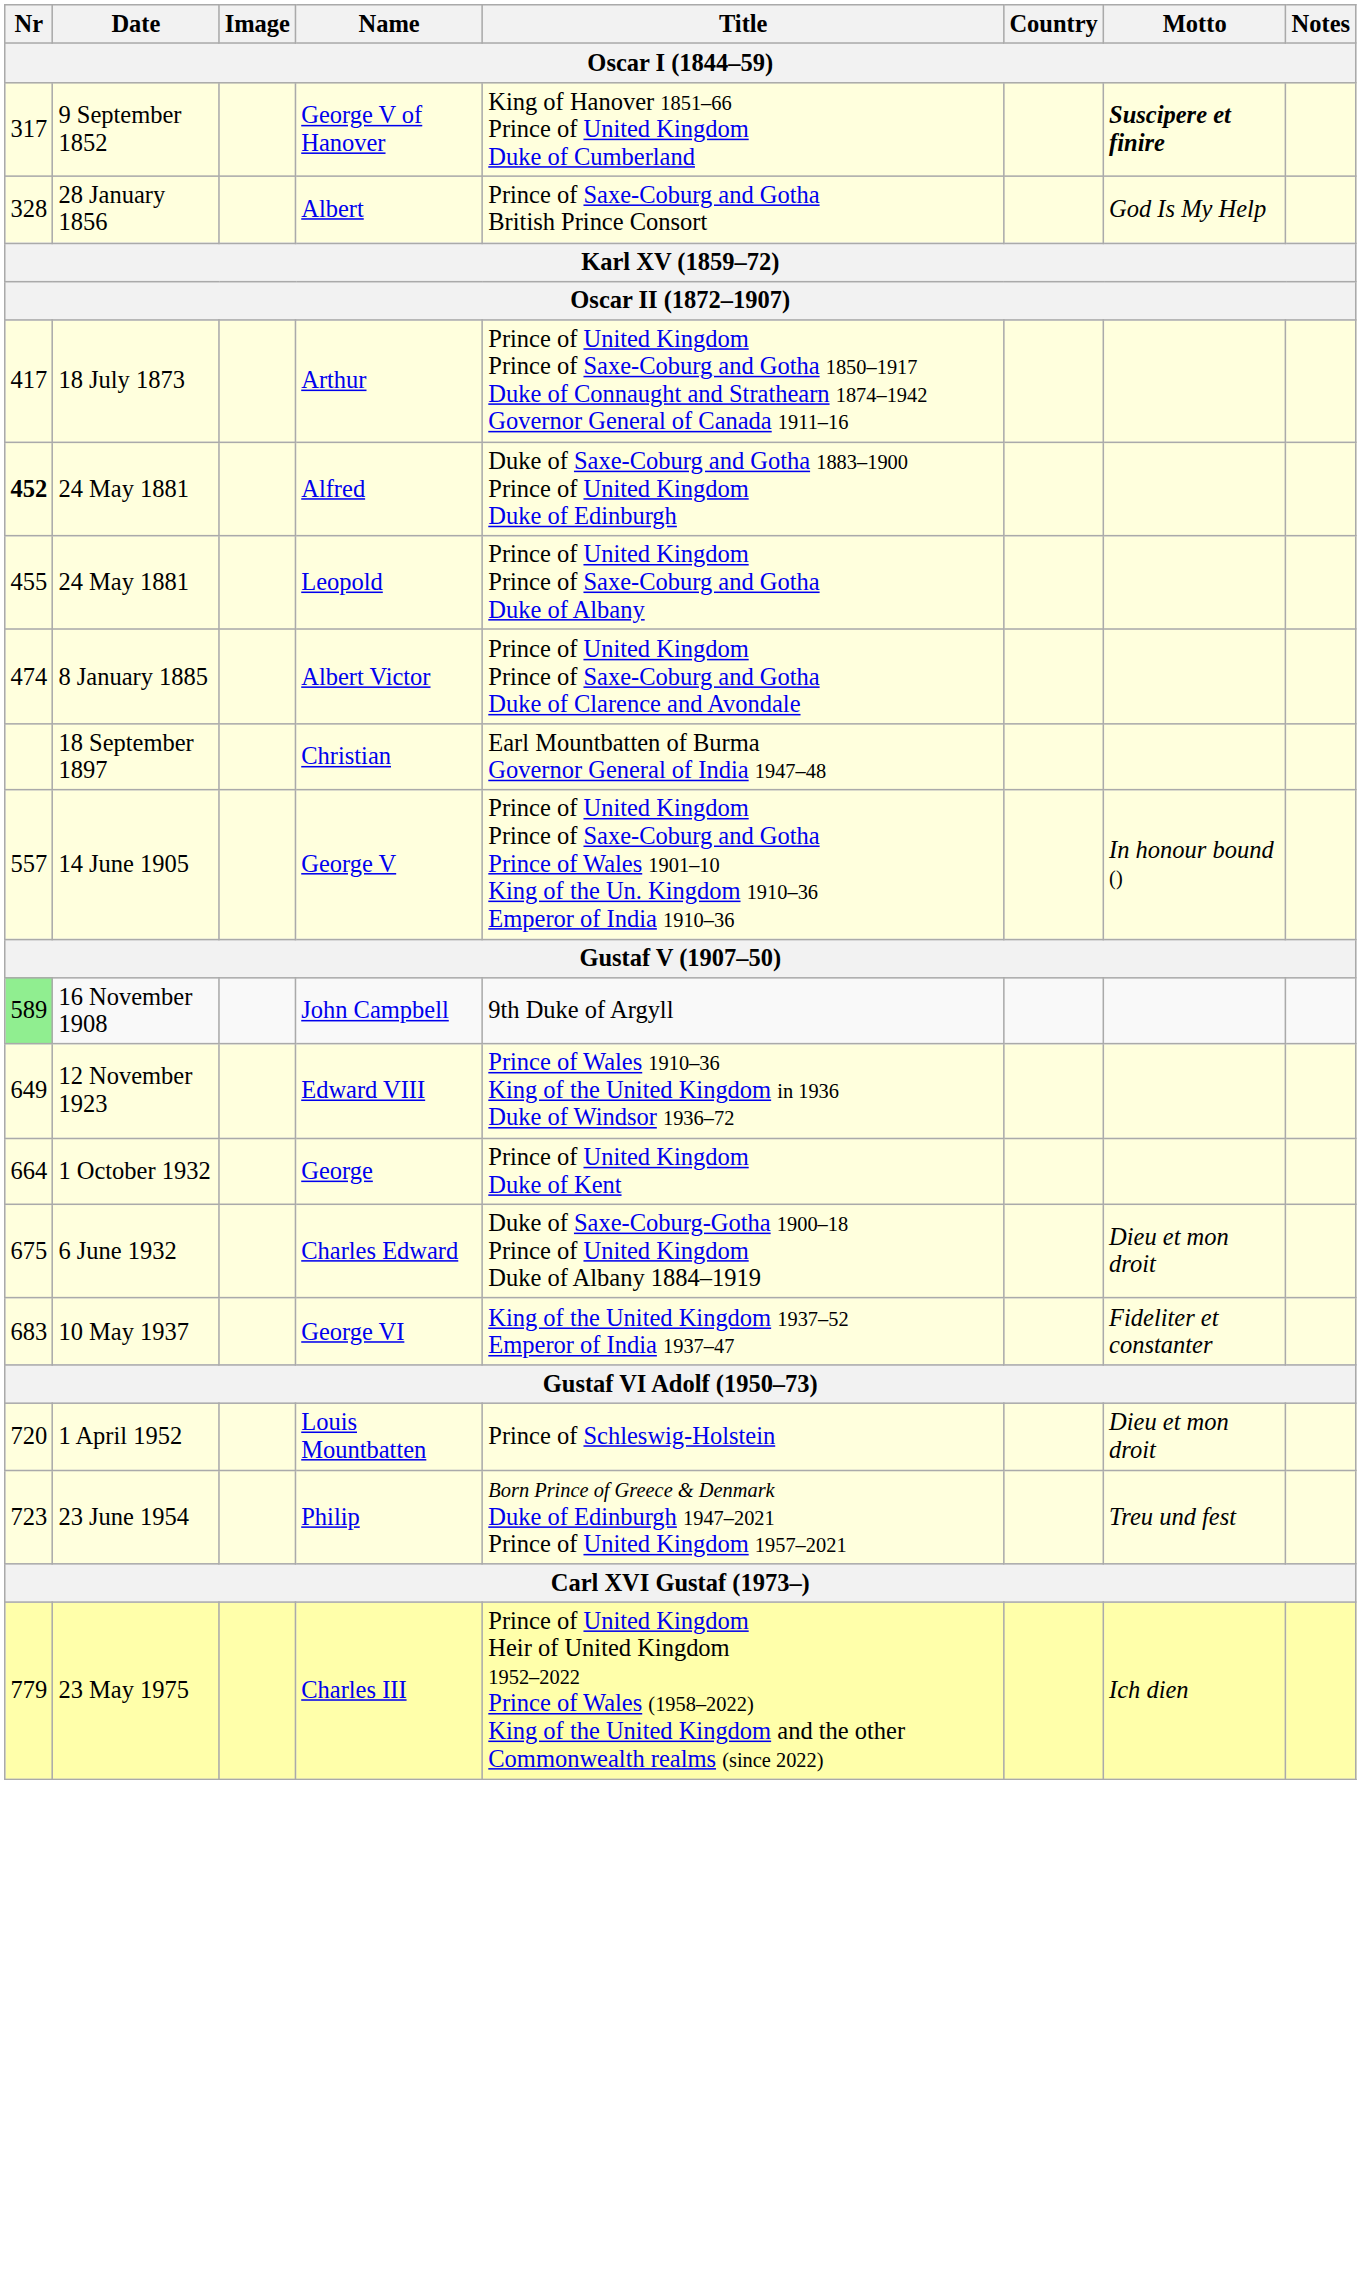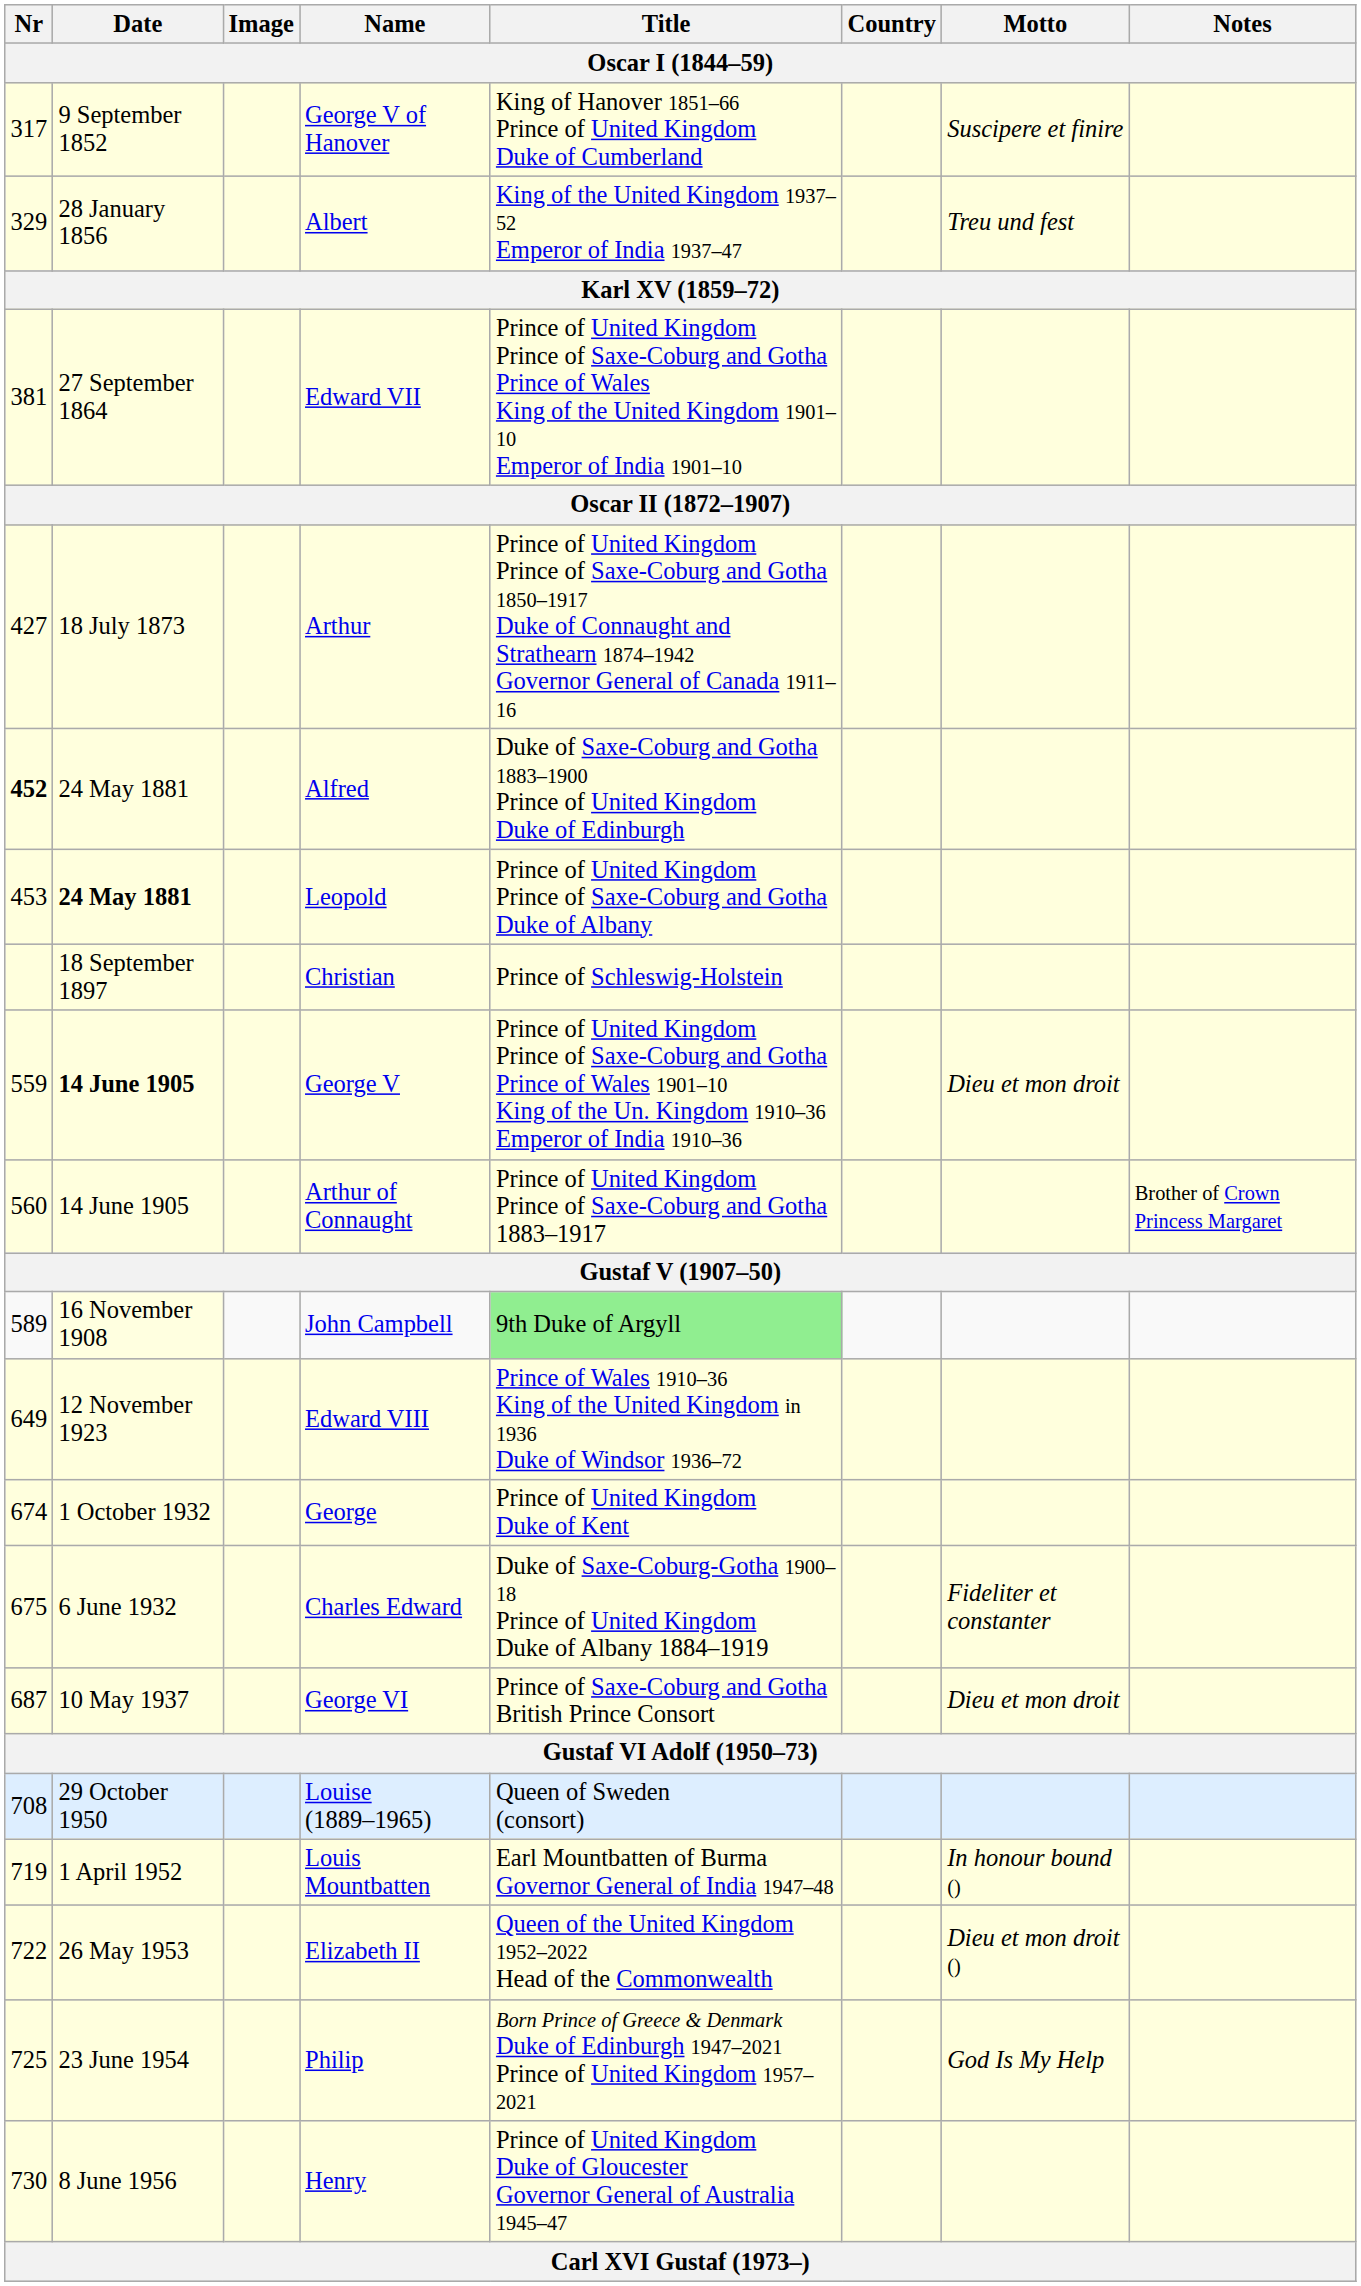(1170, 129) bold -> (1035, 129) normal
(29, 209) 328 -> (29, 223) 329
(654, 209) Prince of Saxe-Coburg and Gotha British Prince Consort -> (666, 223) King of the United Kingdom 1937–52 Emperor of India 1937–47
(1188, 209) God Is My Help -> (1011, 223) Treu und fest
+ row: (363, 397)
(29, 380) 417 -> (29, 626) 427
(29, 582) 455 -> (29, 896) 453
(124, 582) normal -> (125, 896) bold
- row: (366, 676)
(657, 756) Earl Mountbatten of Burma Governor General of India 1947–48 -> (639, 976) Prince of Schleswig-Holstein
(29, 864) 557 -> (29, 1084) 559
(124, 864) normal -> (126, 1084) bold
(1191, 864) In honour bound () -> (1033, 1084) Dieu et mon droit
+ row: (359, 1205)
(29, 1010) lightgreen background -> (29, 1324) no background
(125, 1010) no background -> (125, 1324) lightyellow background
(581, 1010) no background -> (589, 1324) lightgreen background
(29, 1170) 664 -> (29, 1512) 674
(1169, 1250) Dieu et mon droit -> (1002, 1606) Fideliter et constanter
(29, 1331) 683 -> (29, 1700) 687
(668, 1331) King of the United Kingdom 1937–52 Emperor of India 1937–47 -> (662, 1700) Prince of Saxe-Coburg and Gotha British Prince Consort
(1164, 1331) Fideliter et constanter -> (1033, 1700) Dieu et mon droit
+ row: (368, 1805)
(29, 1436) 720 -> (29, 1871) 719
(632, 1436) Prince of Schleswig-Holstein -> (665, 1871) Earl Mountbatten of Burma Governor General of India 1947–48
(1169, 1436) Dieu et mon droit -> (1029, 1871) In honour bound ()
+ row: (362, 1952)
(29, 1516) 723 -> (29, 2059) 725
(1173, 1516) Treu und fest -> (1026, 2059) God Is My Help
+ row: (336, 2181)
- row: (354, 1690)
